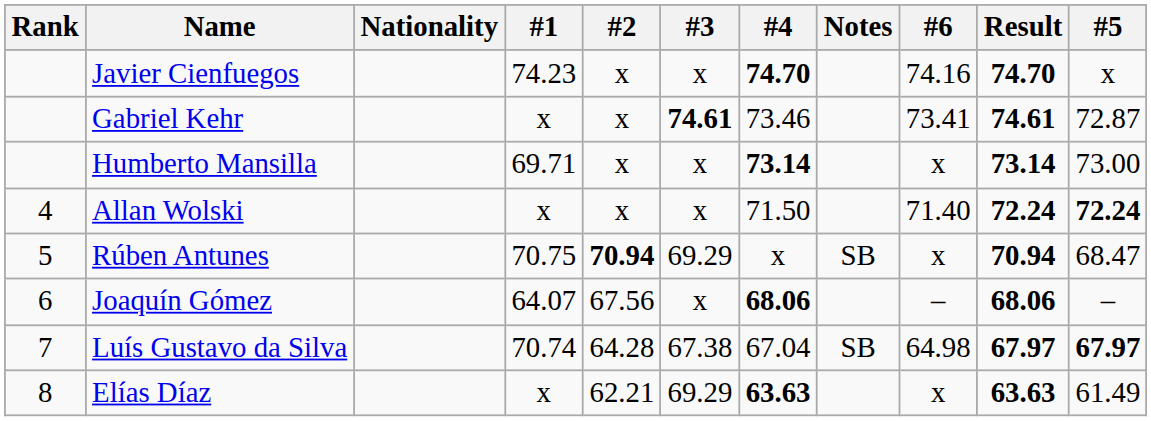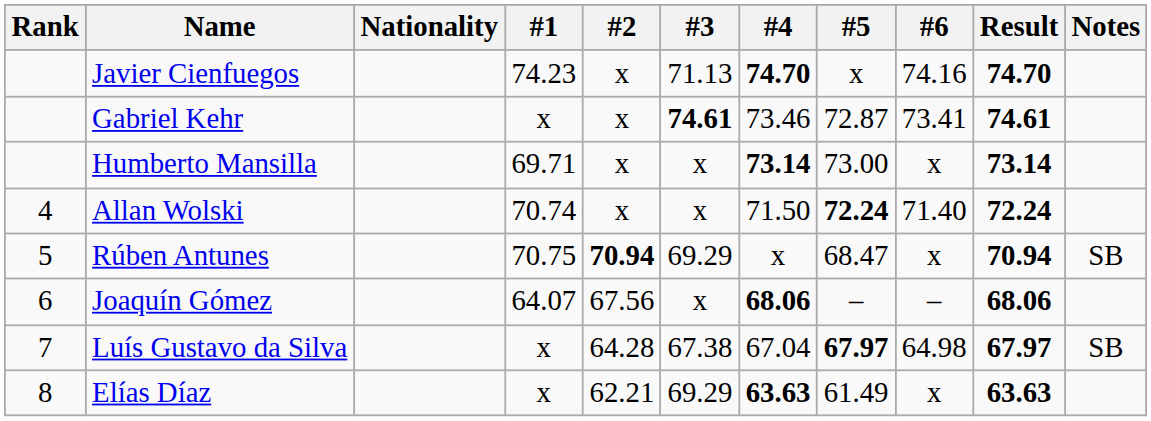columns swapped: (1108, 27) <-> (858, 27)
(700, 73) x -> (700, 73) 71.13
(544, 210) x -> (544, 210) 70.74
(544, 347) 70.74 -> (544, 347) x
